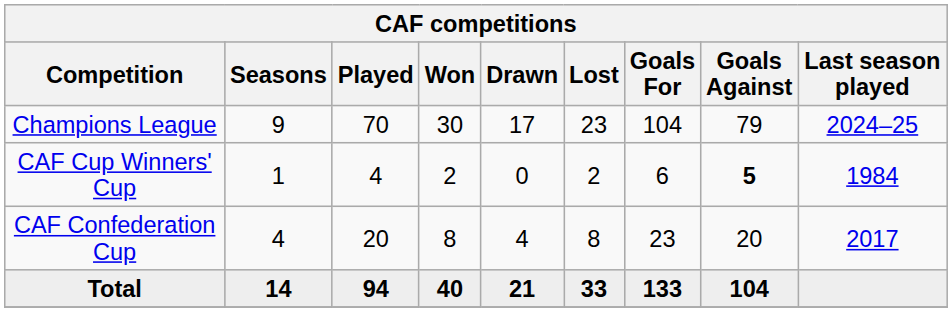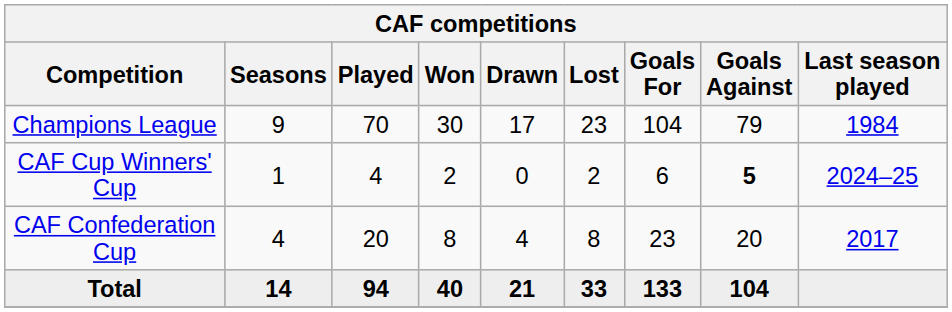(872, 125) 2024–25 -> (872, 125) 1984
(872, 175) 1984 -> (872, 175) 2024–25
